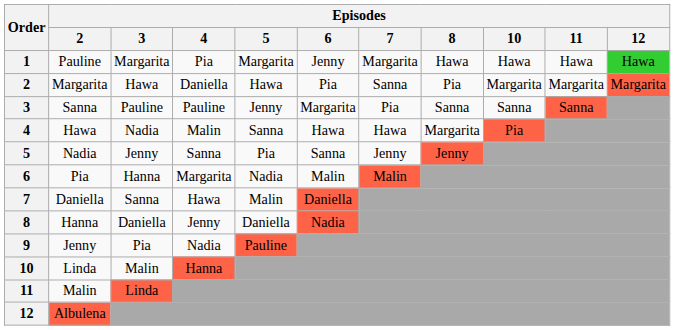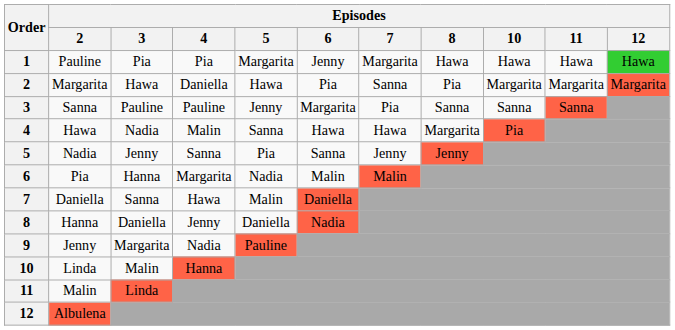(142, 61) Margarita -> (142, 61) Pia
(142, 244) Pia -> (142, 244) Margarita
